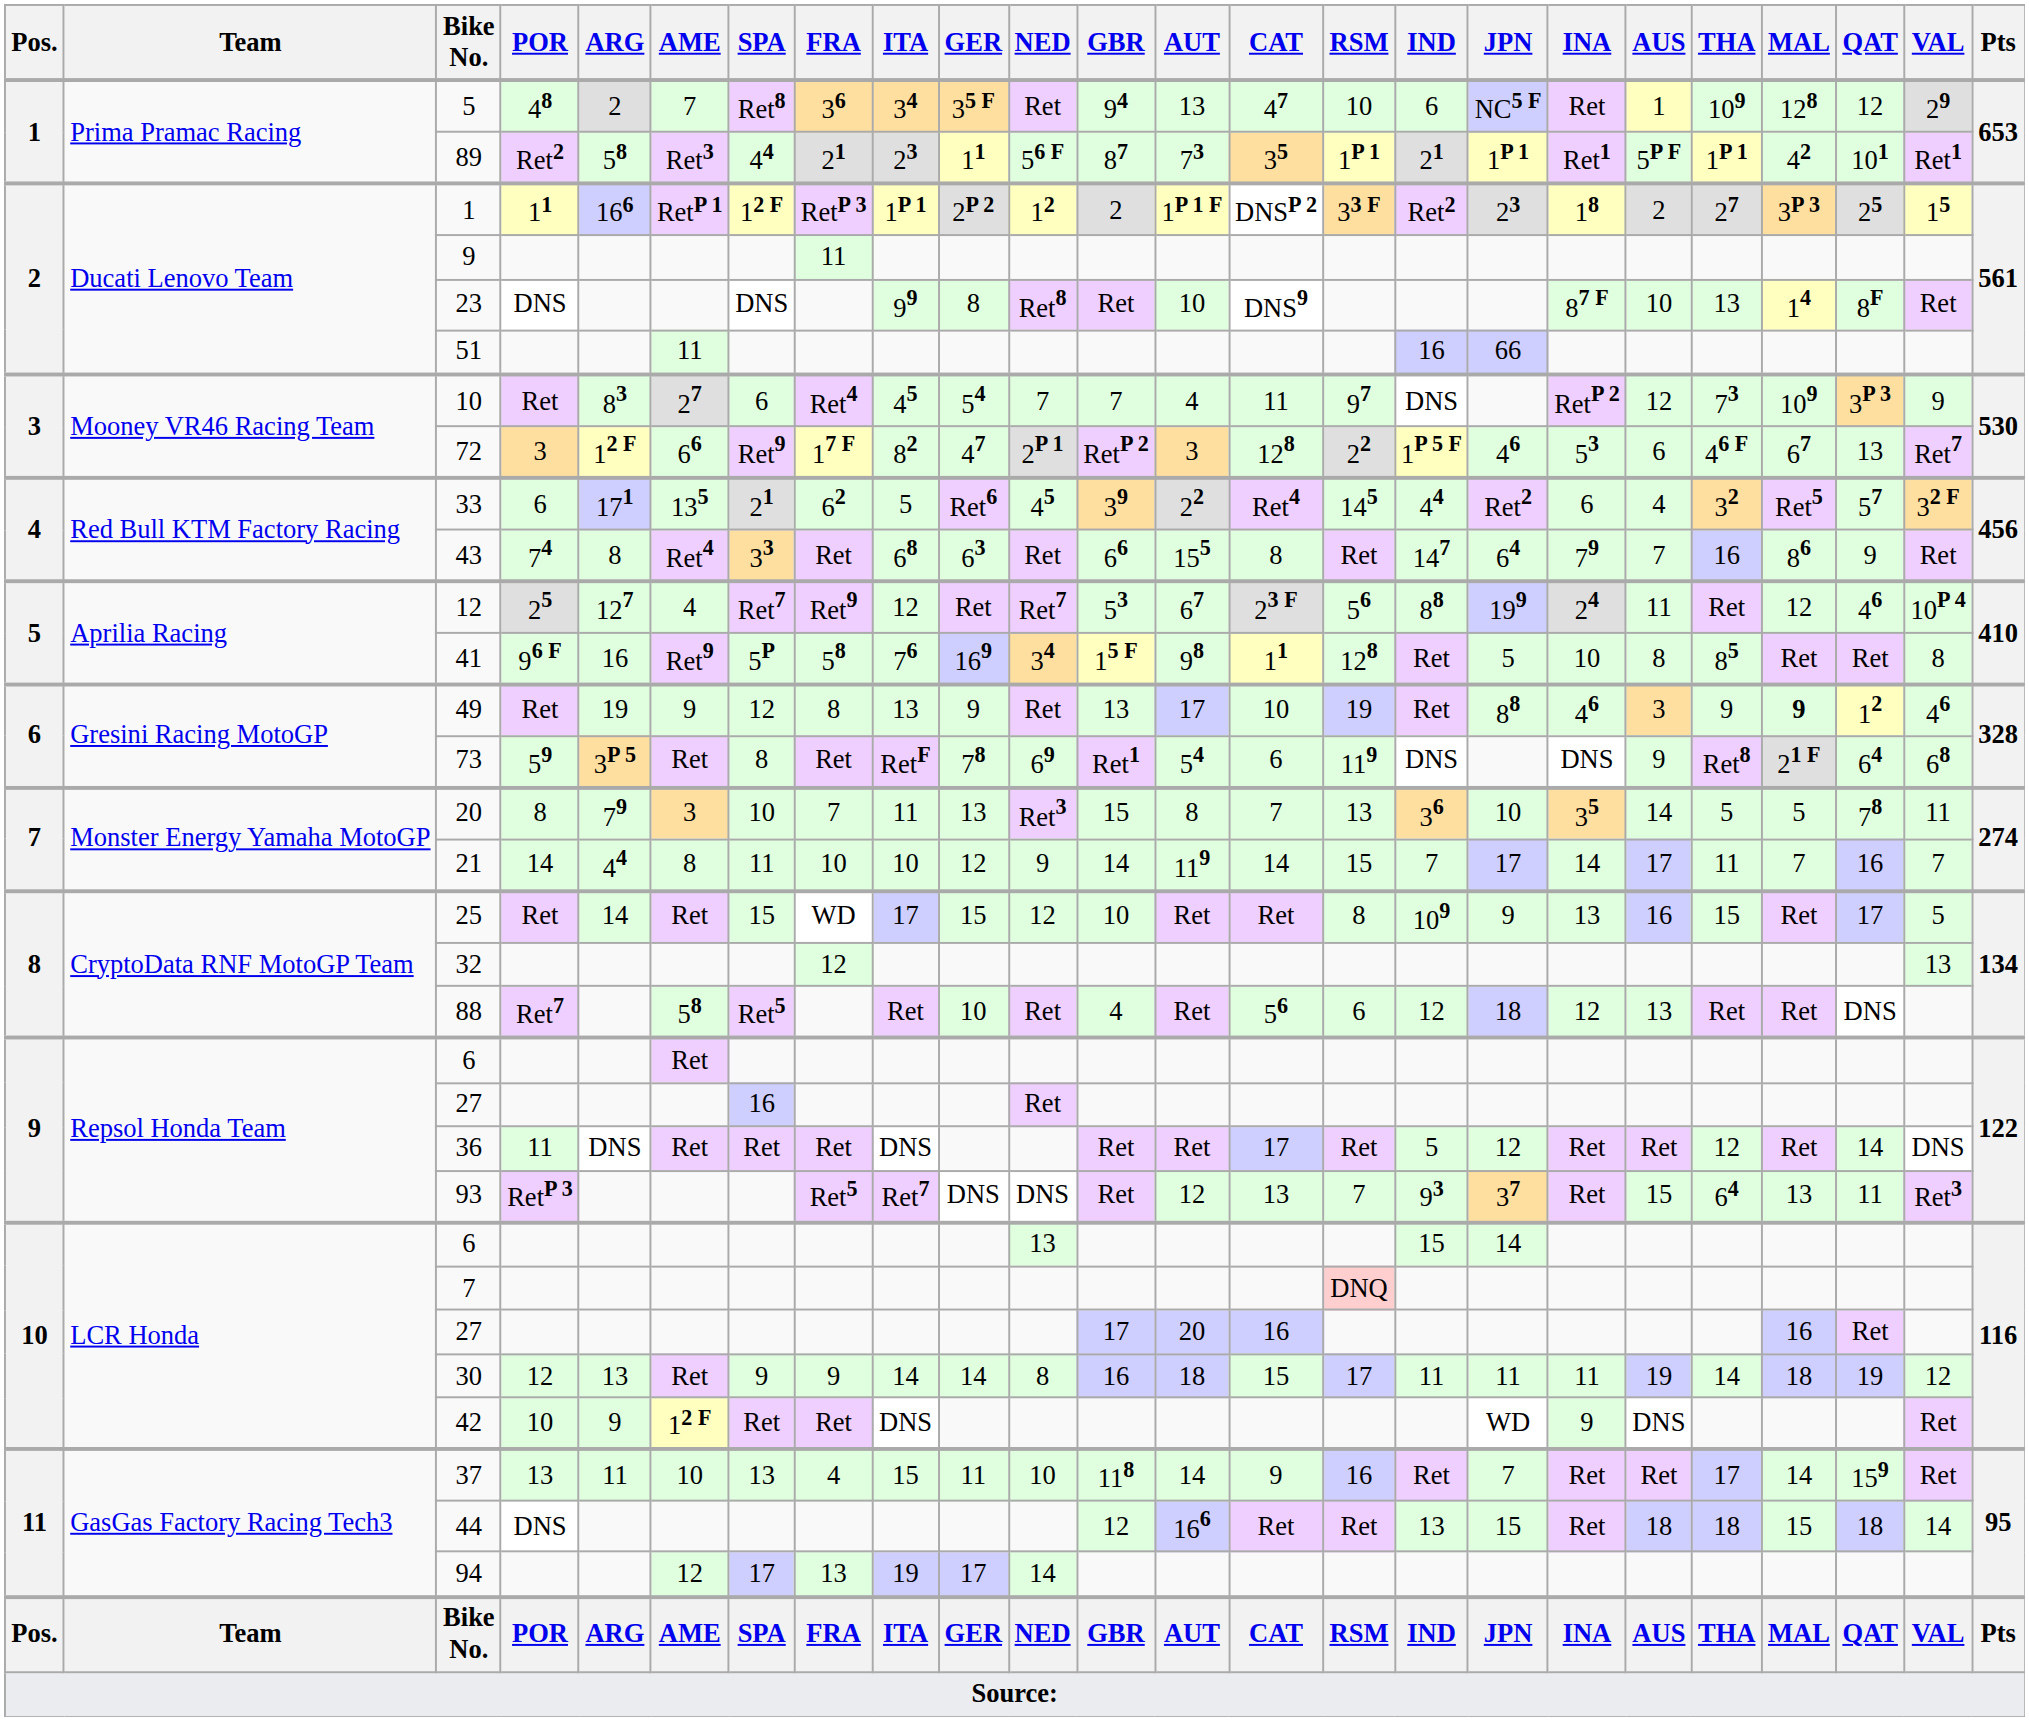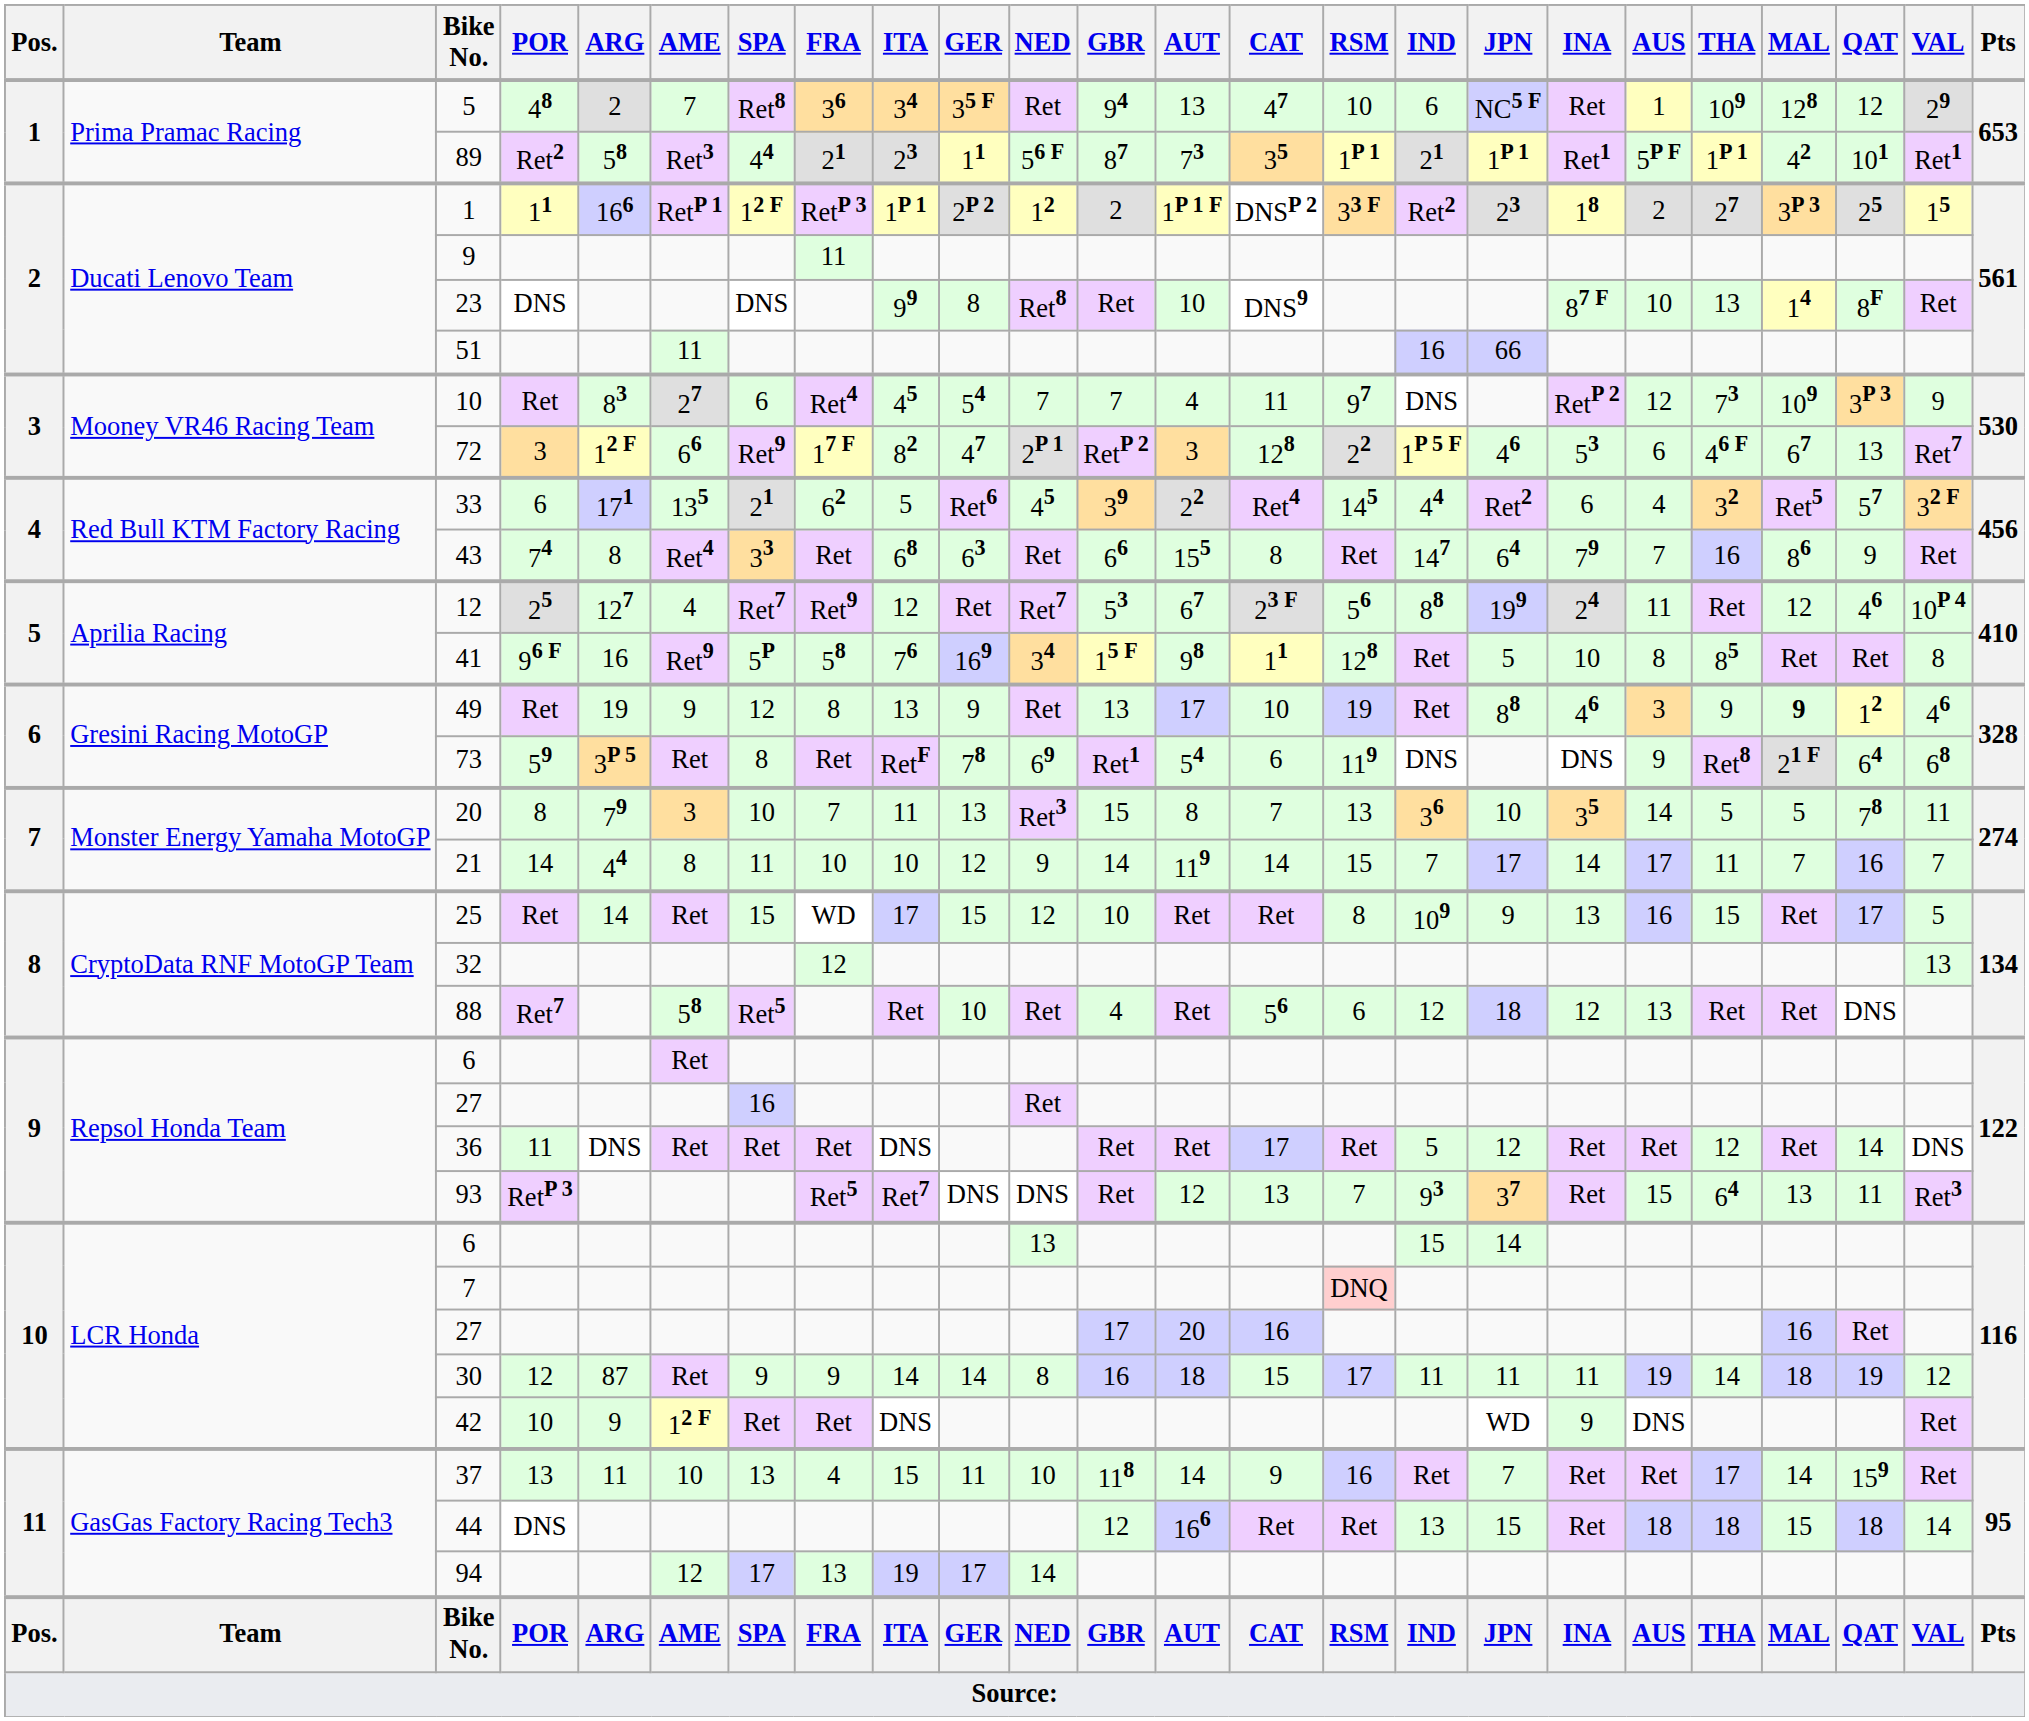(615, 1375) 13 -> (615, 1375) 87
